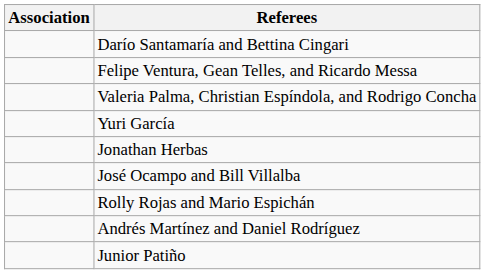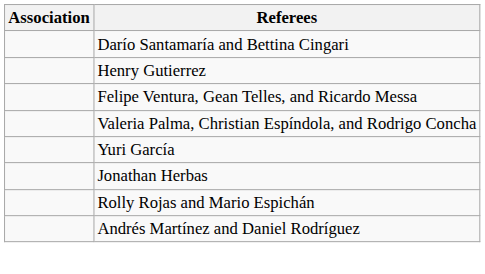+ row: (152, 70)
- row: (199, 176)
- row: (142, 255)
